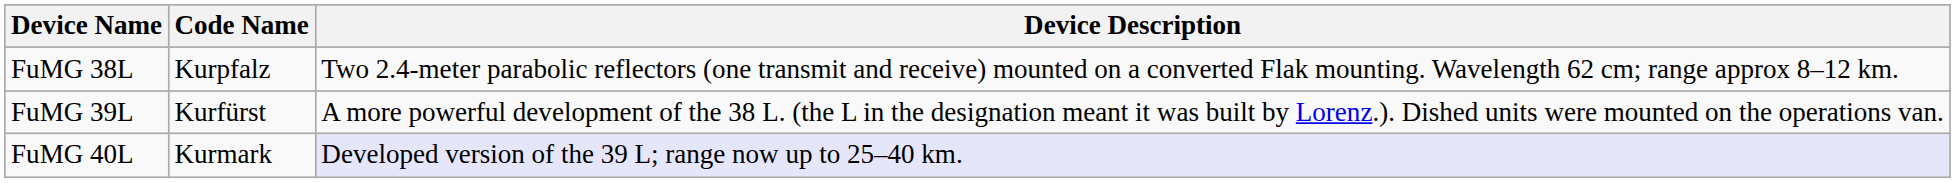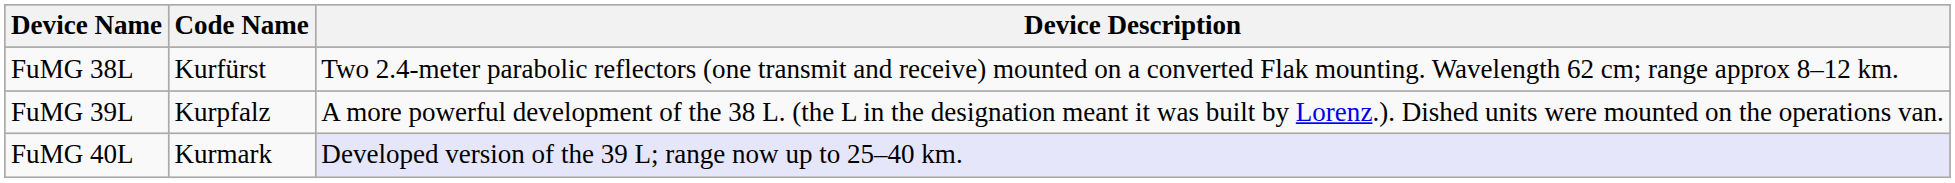(222, 68) Kurpfalz -> (220, 68) Kurfürst
(220, 111) Kurfürst -> (222, 111) Kurpfalz
